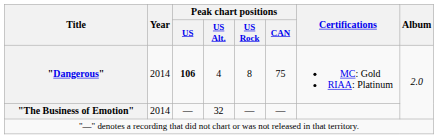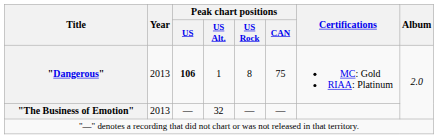(160, 74) 2014 -> (160, 74) 2013
(219, 74) 4 -> (219, 74) 1
(160, 111) 2014 -> (160, 111) 2013
